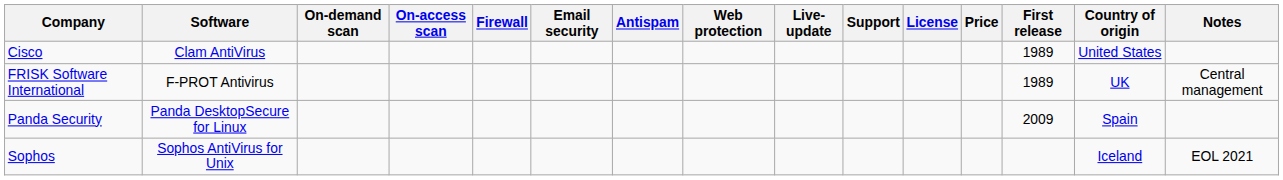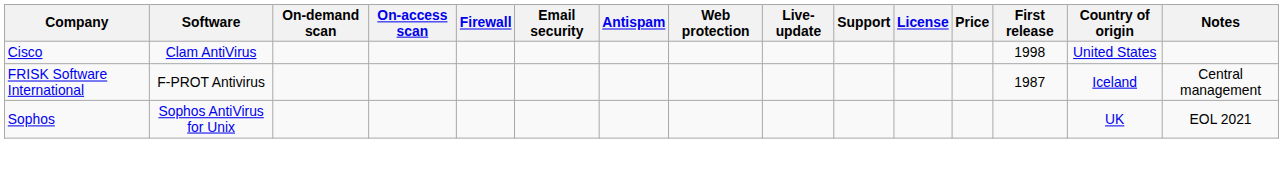(1038, 52) 1989 -> (1030, 52) 1998
(1038, 82) 1989 -> (1030, 82) 1987
(1120, 82) UK -> (1115, 82) Iceland
- row: (55, 119)
(1120, 156) Iceland -> (1115, 119) UK
